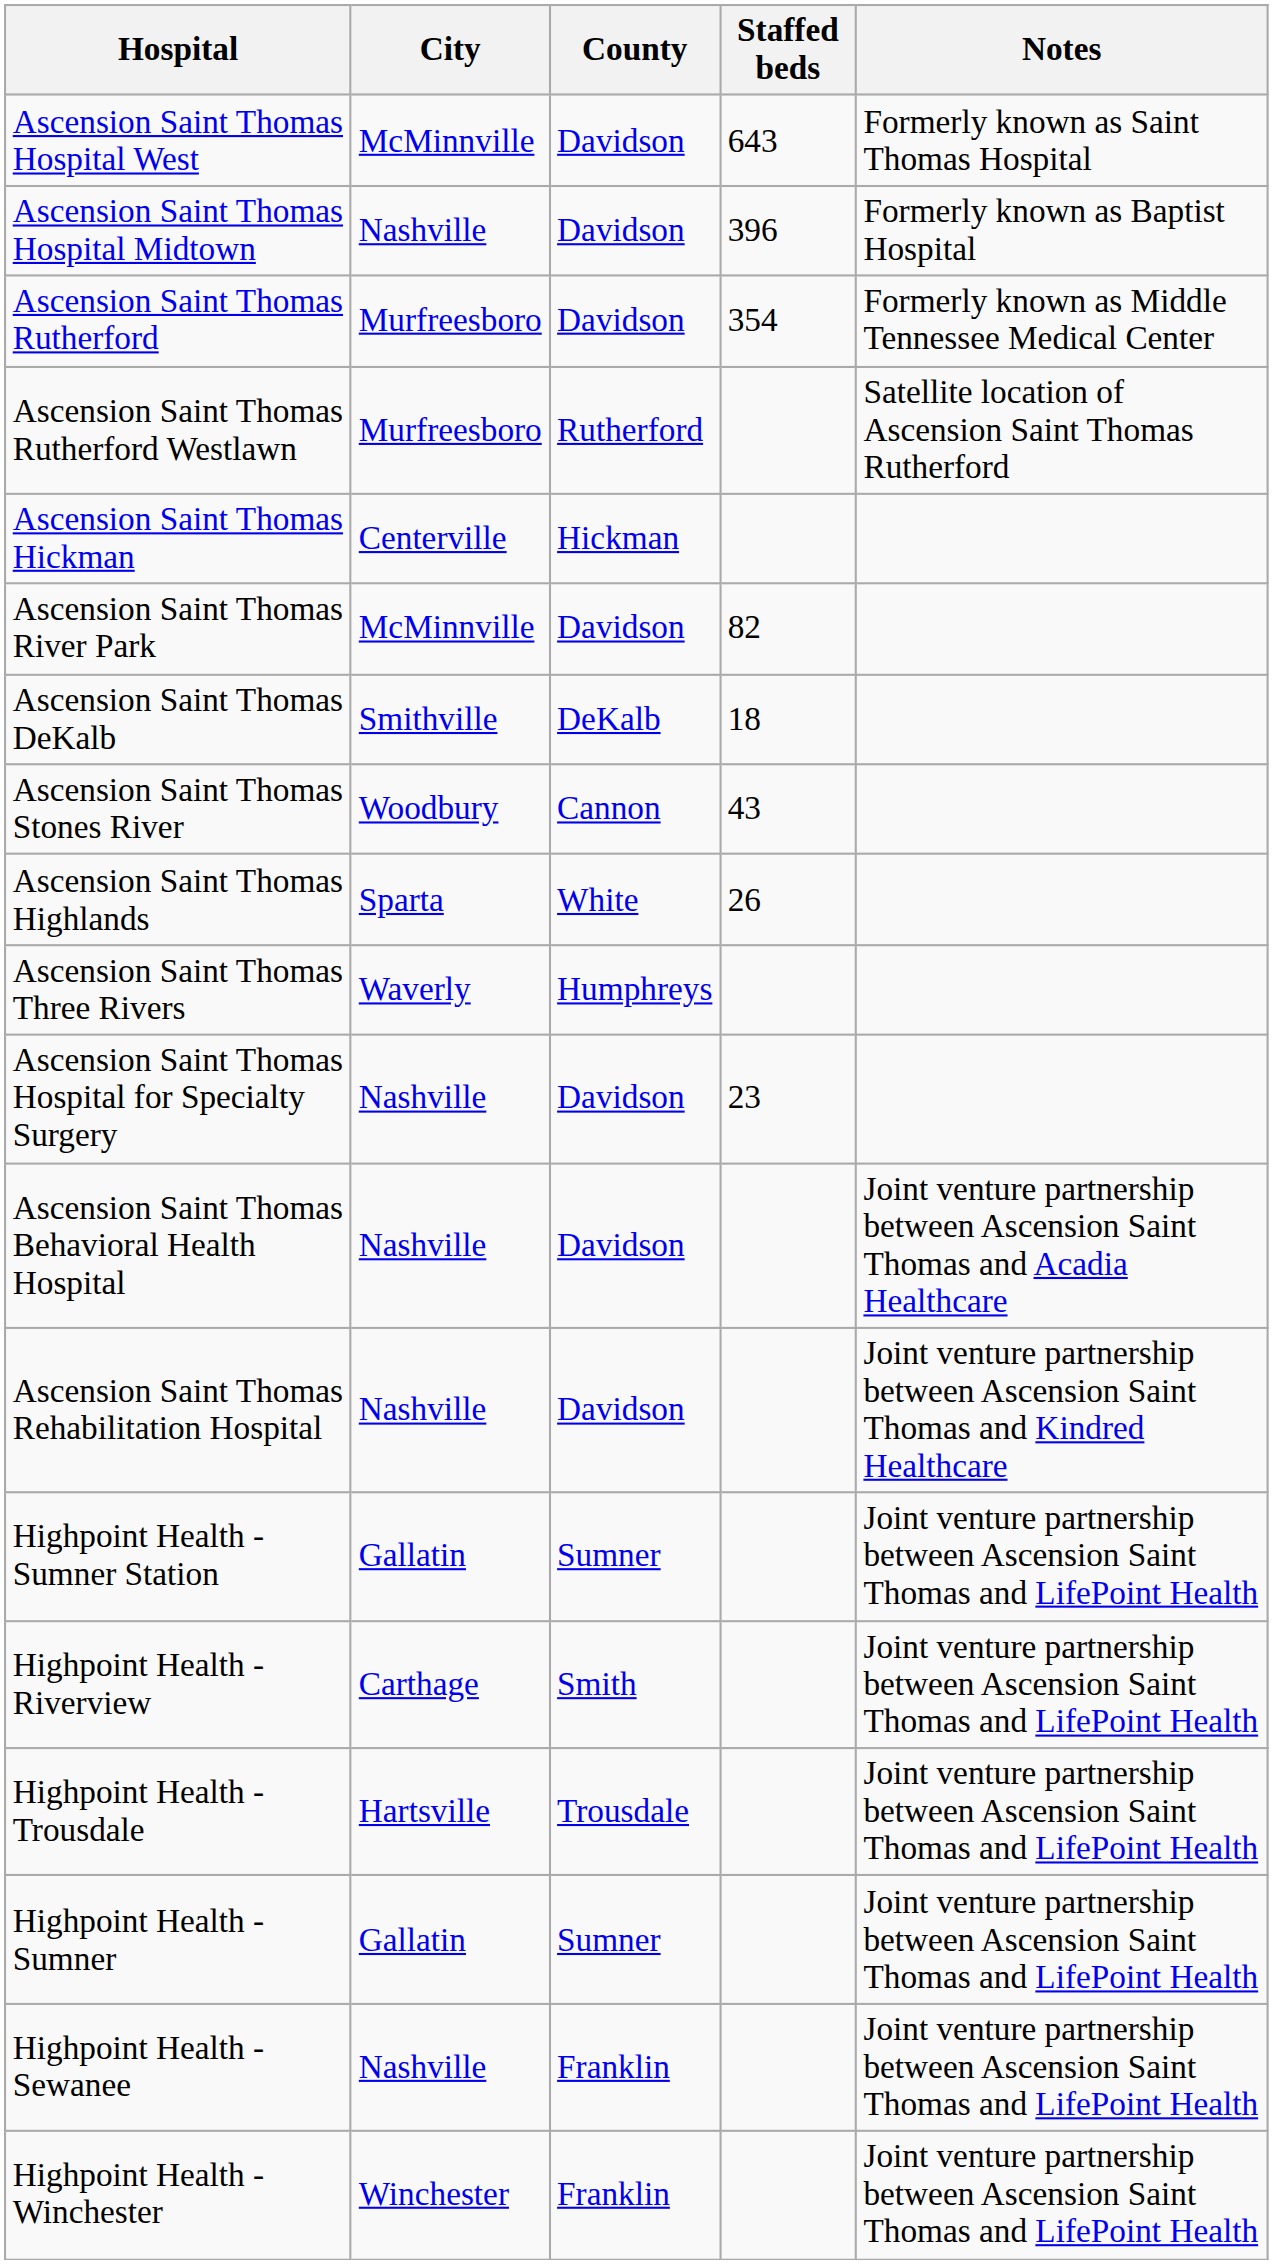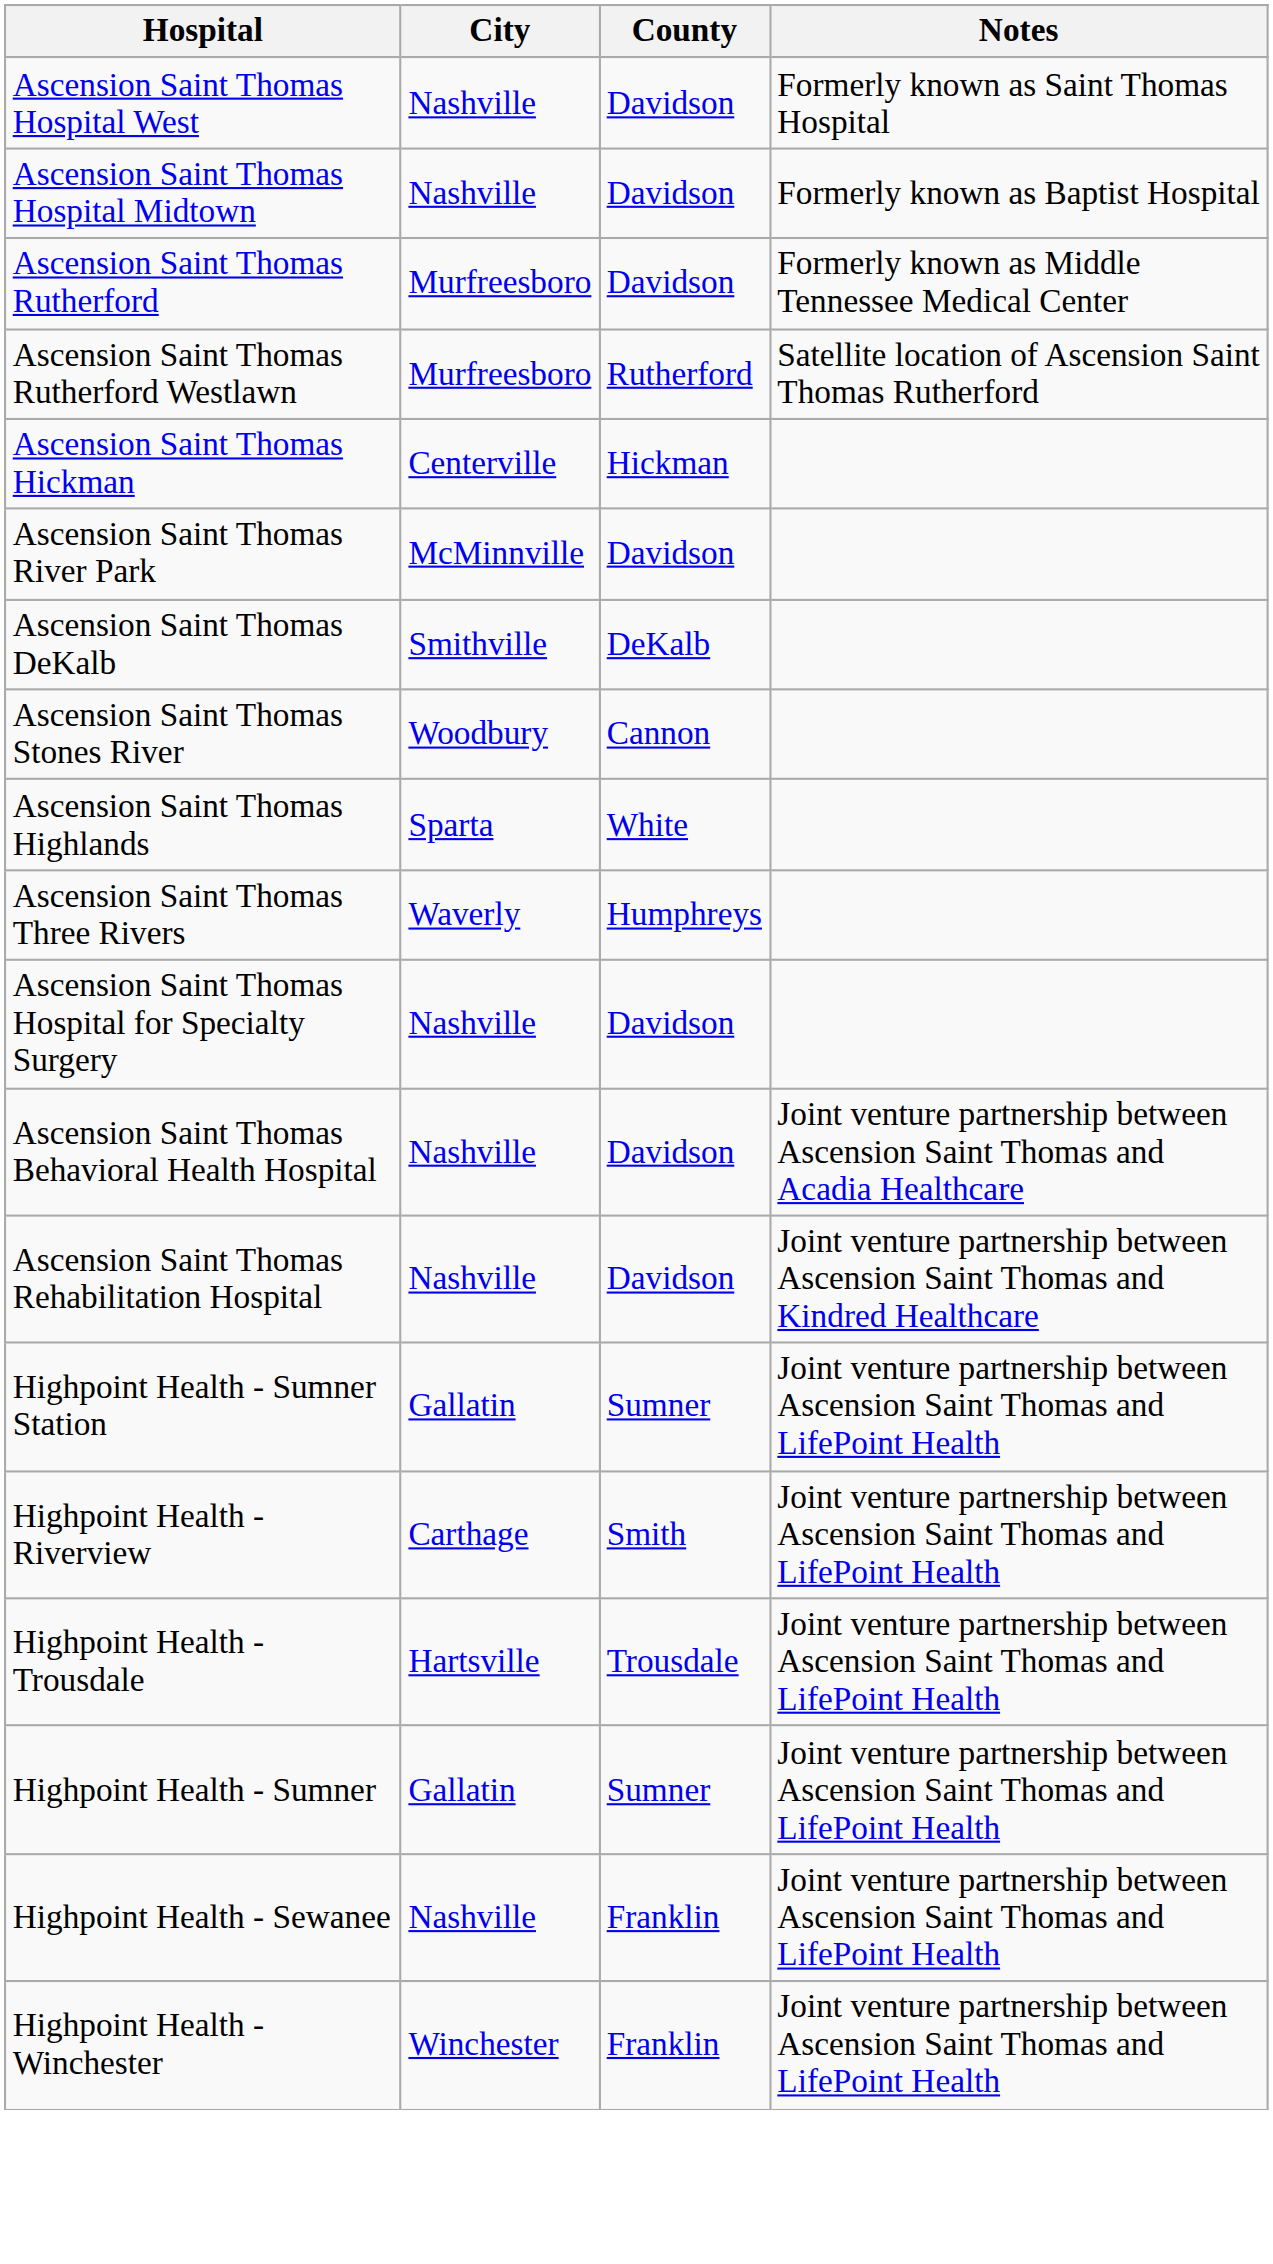- column: (788, 49)
(447, 139) McMinnville -> (472, 102) Nashville
